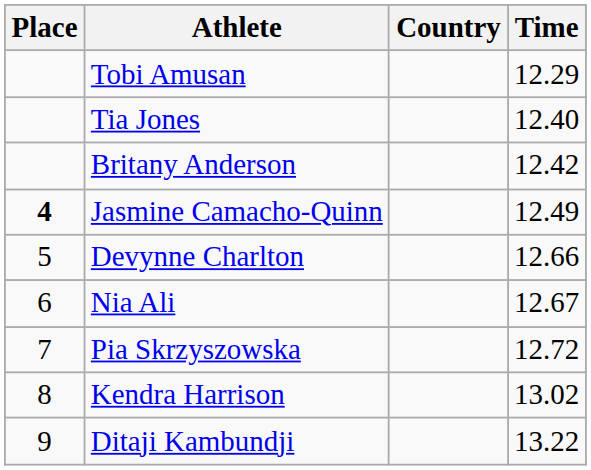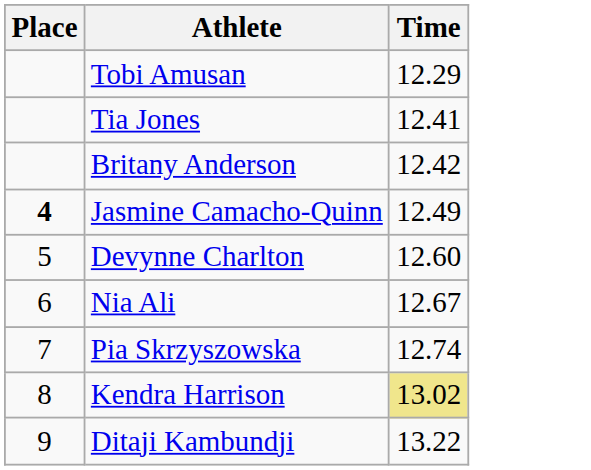- column: (448, 27)
(547, 119) 12.40 -> (429, 119) 12.41
(547, 257) 12.66 -> (429, 257) 12.60
(547, 348) 12.72 -> (429, 348) 12.74
(547, 394) no background -> (429, 394) khaki background
